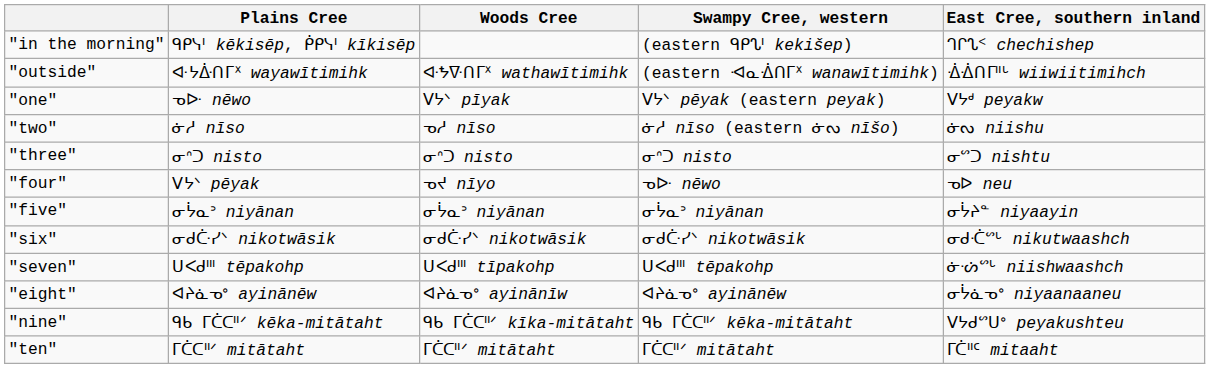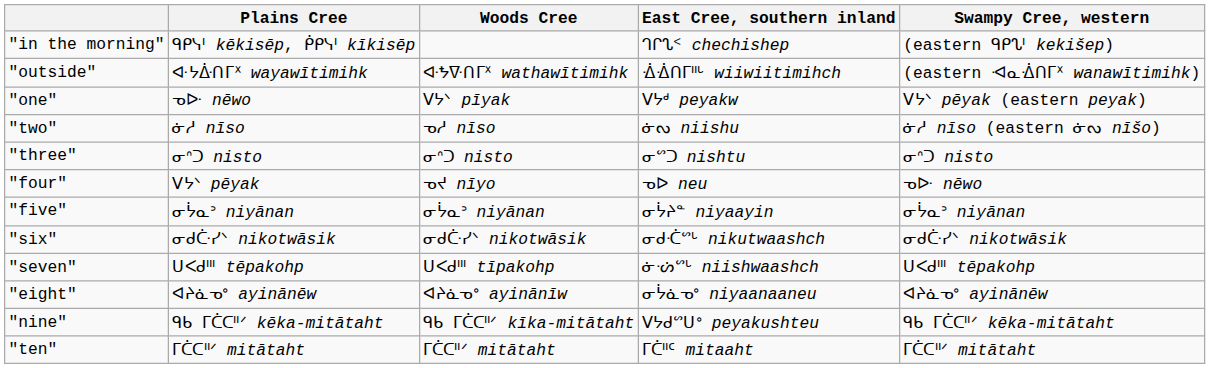columns swapped: (790, 18) <-> (1073, 18)
